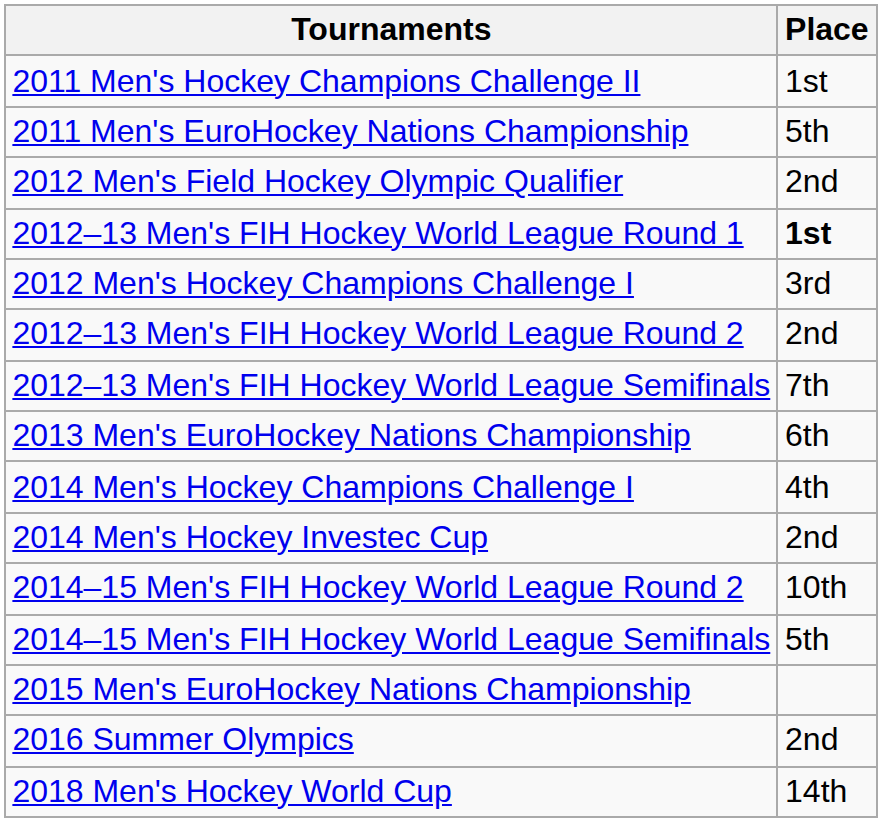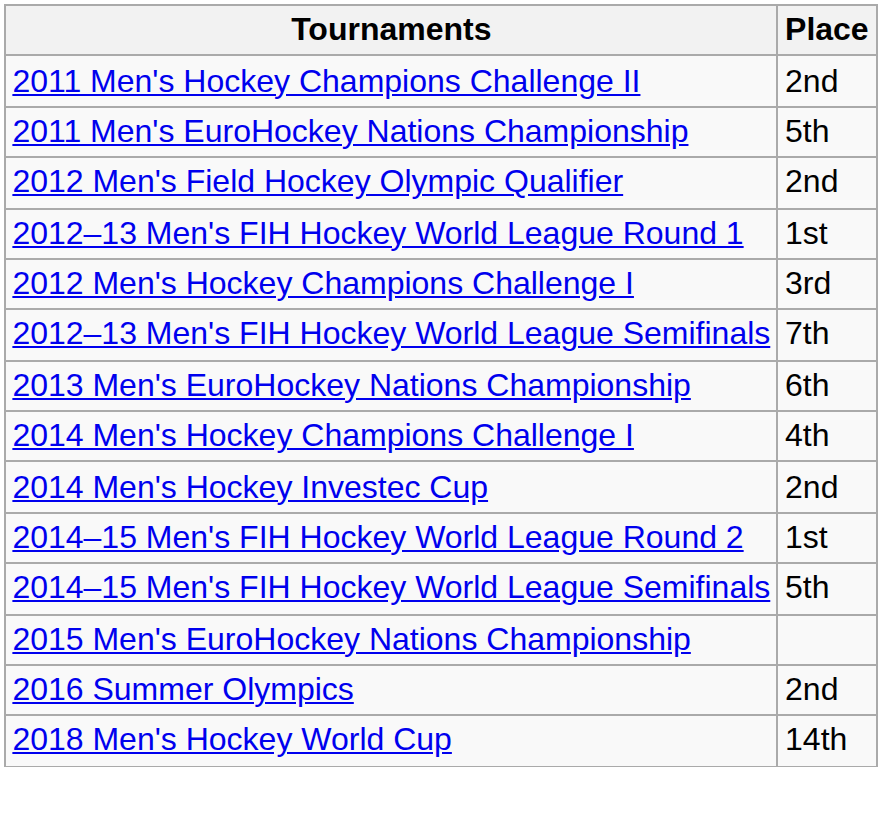(806, 80) 1st -> (812, 80) 2nd
(808, 232) bold -> (806, 232) normal
- row: (378, 334)
(816, 588) 10th -> (806, 537) 1st
